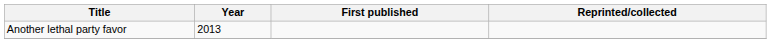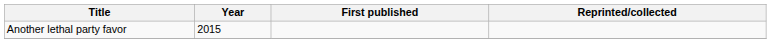(209, 30) 2013 -> (209, 30) 2015
